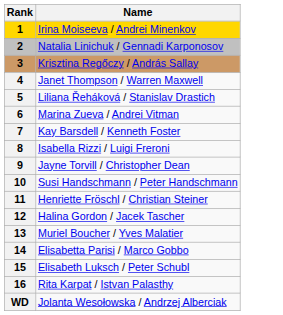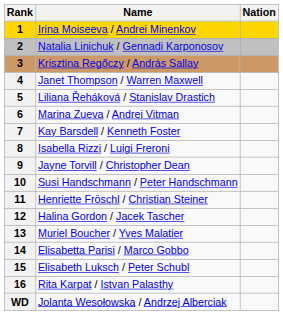+ column: (259, 13)
